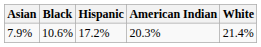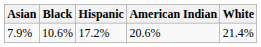(145, 33) 20.3% -> (145, 33) 20.6%
